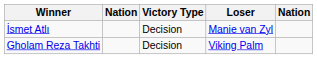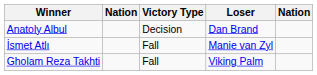+ row: (37, 29)
(162, 29) Decision -> (151, 45) Fall
(162, 45) Decision -> (151, 62) Fall
